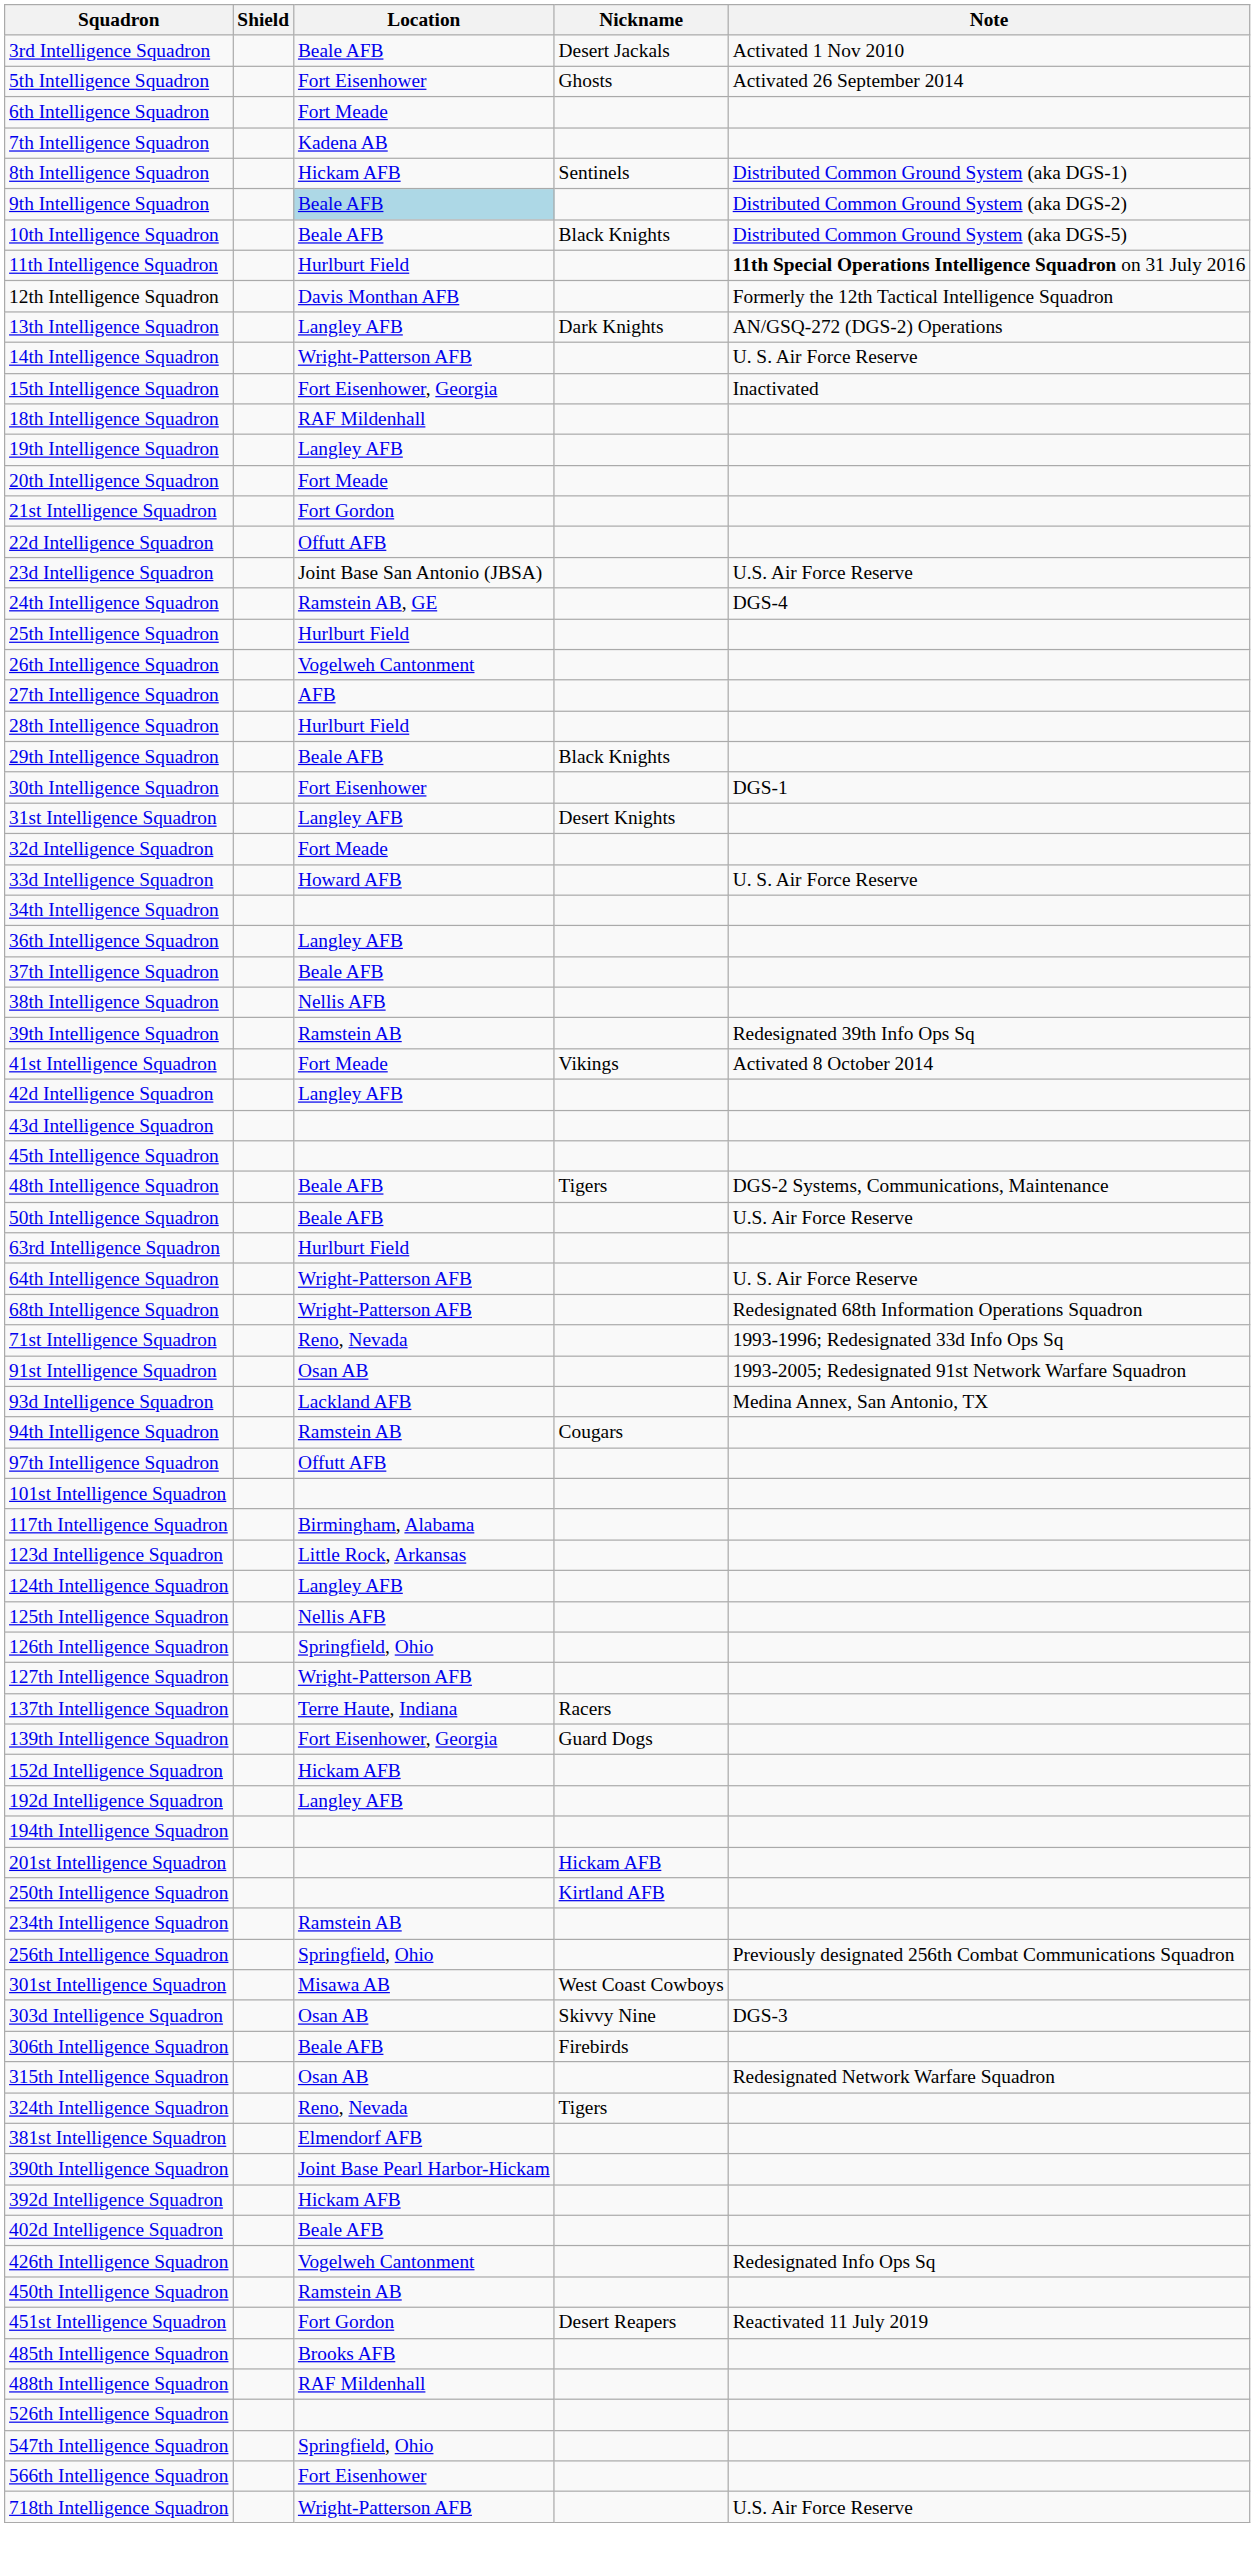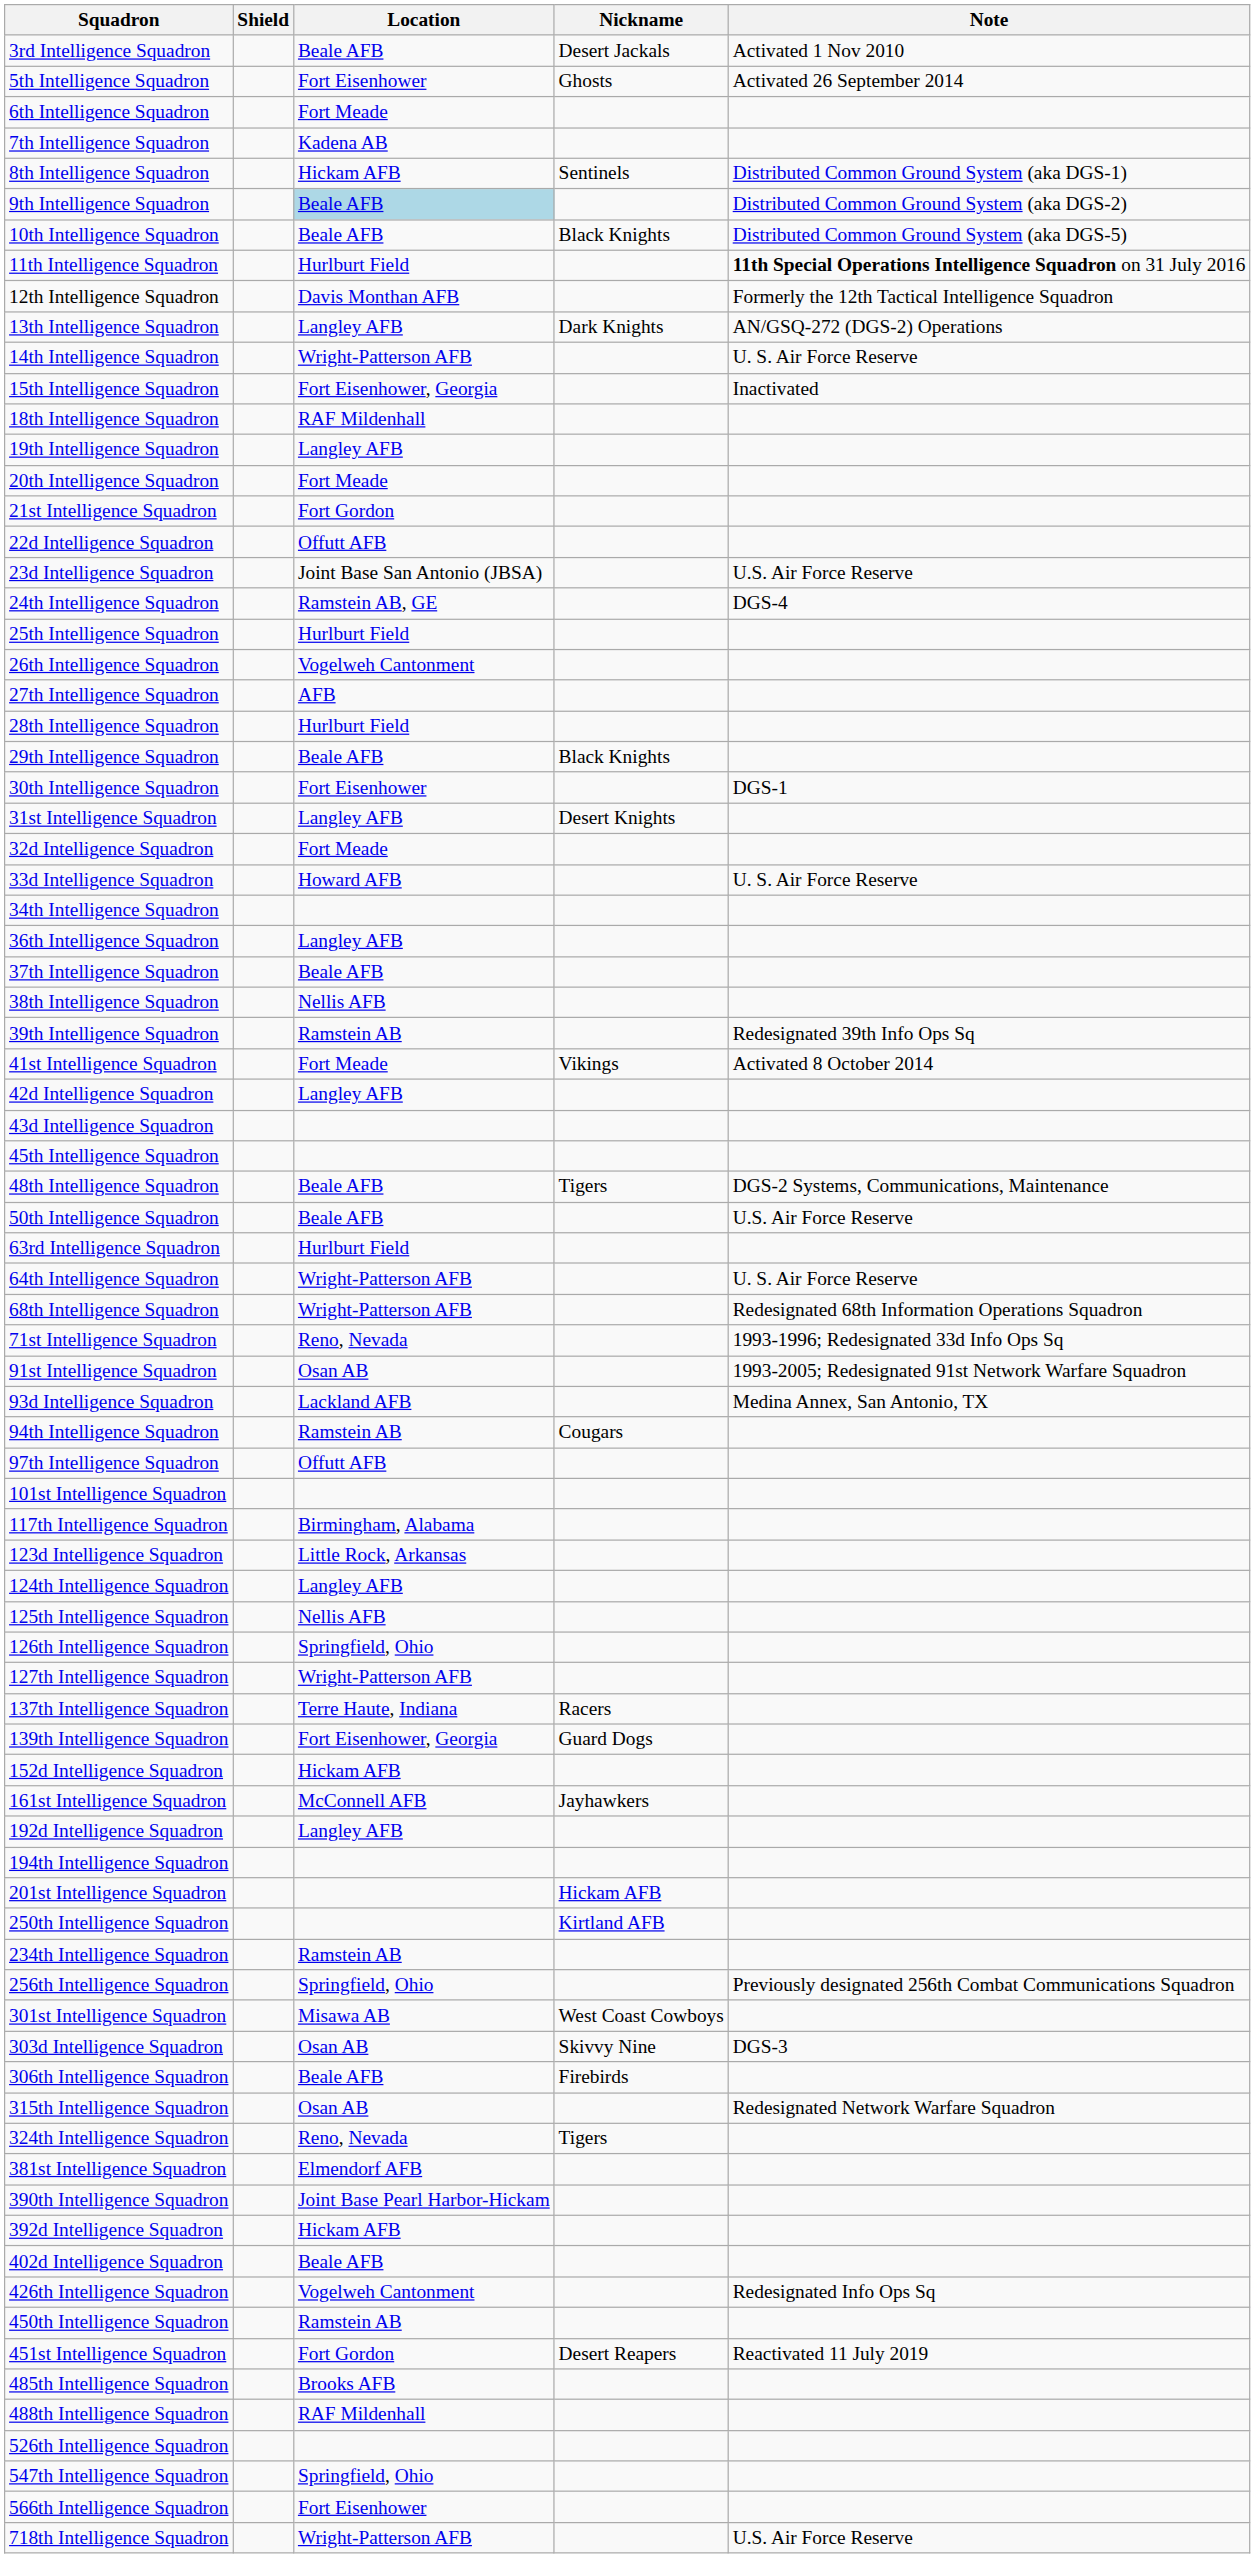+ row: (118, 1800)
